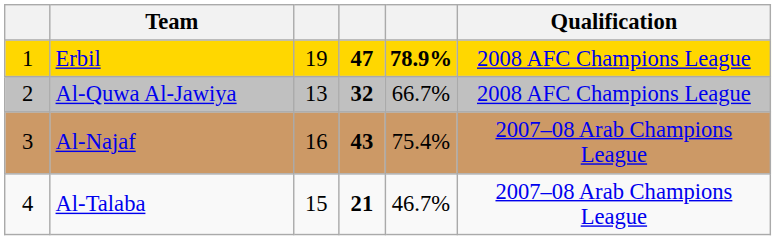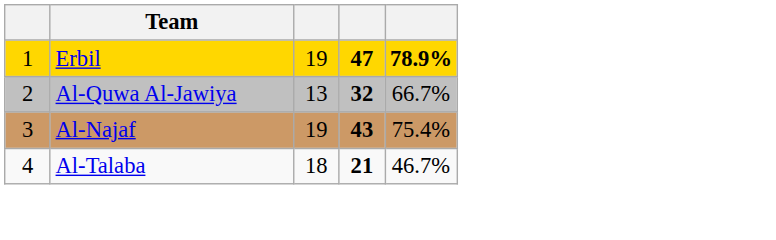- column: (614, 22)
(316, 142) 16 -> (316, 129) 19
(316, 203) 15 -> (316, 165) 18
